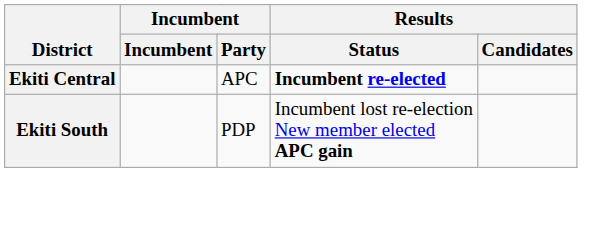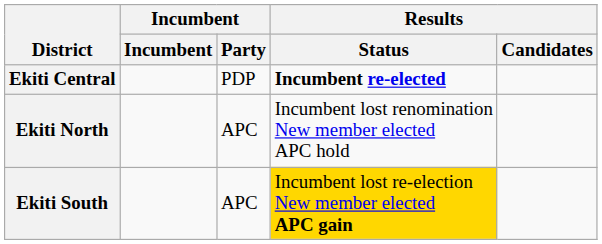(239, 79) APC -> (238, 79) PDP
+ row: (62, 130)
(238, 130) PDP -> (239, 202) APC
(374, 130) no background -> (374, 202) gold background
